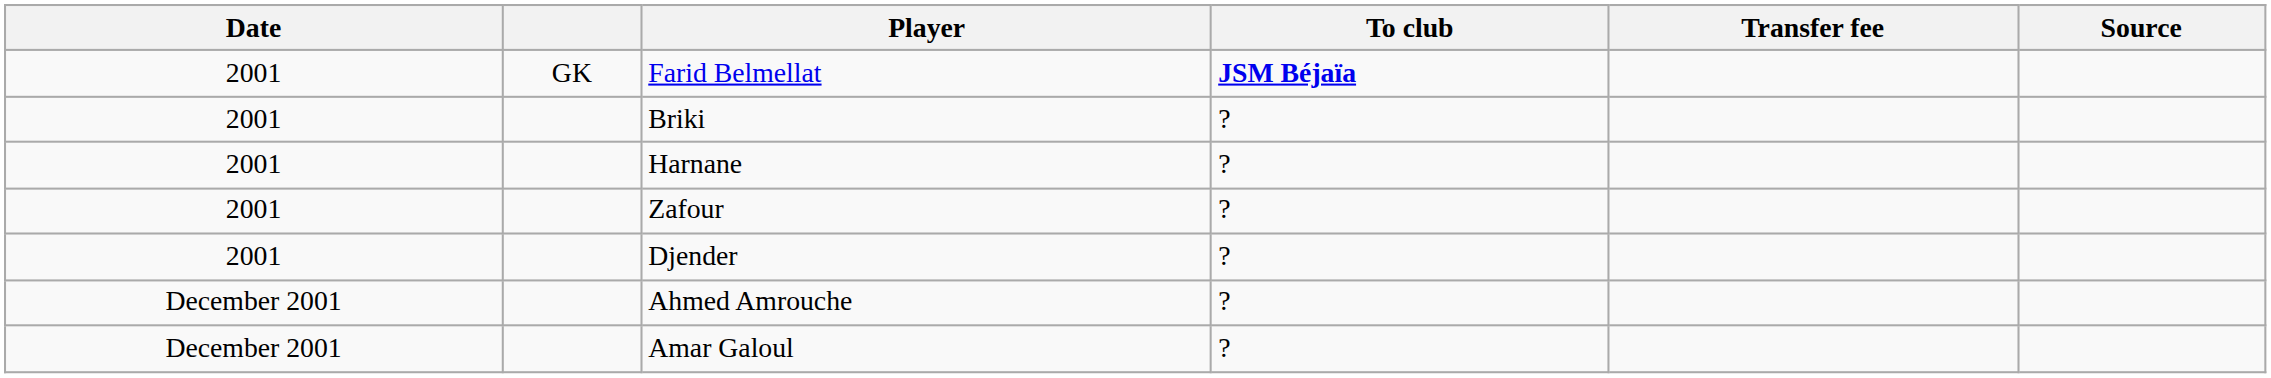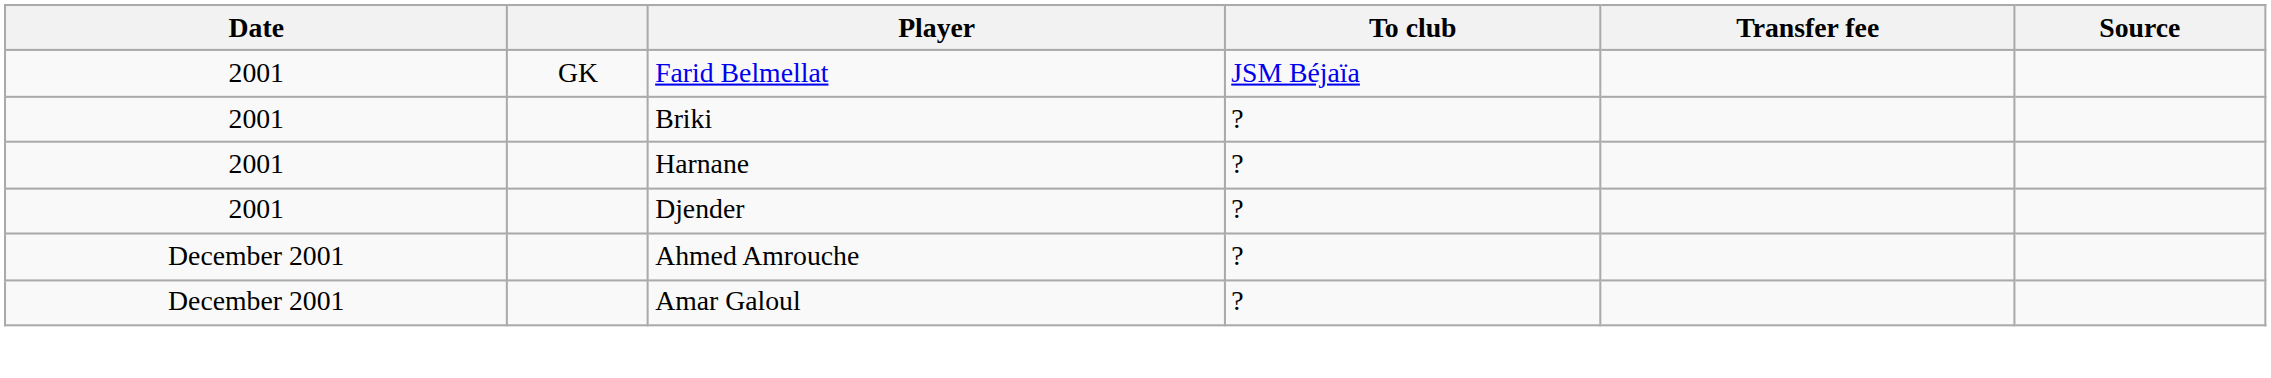(1287, 72) bold -> (1296, 72) normal
- row: (686, 210)
